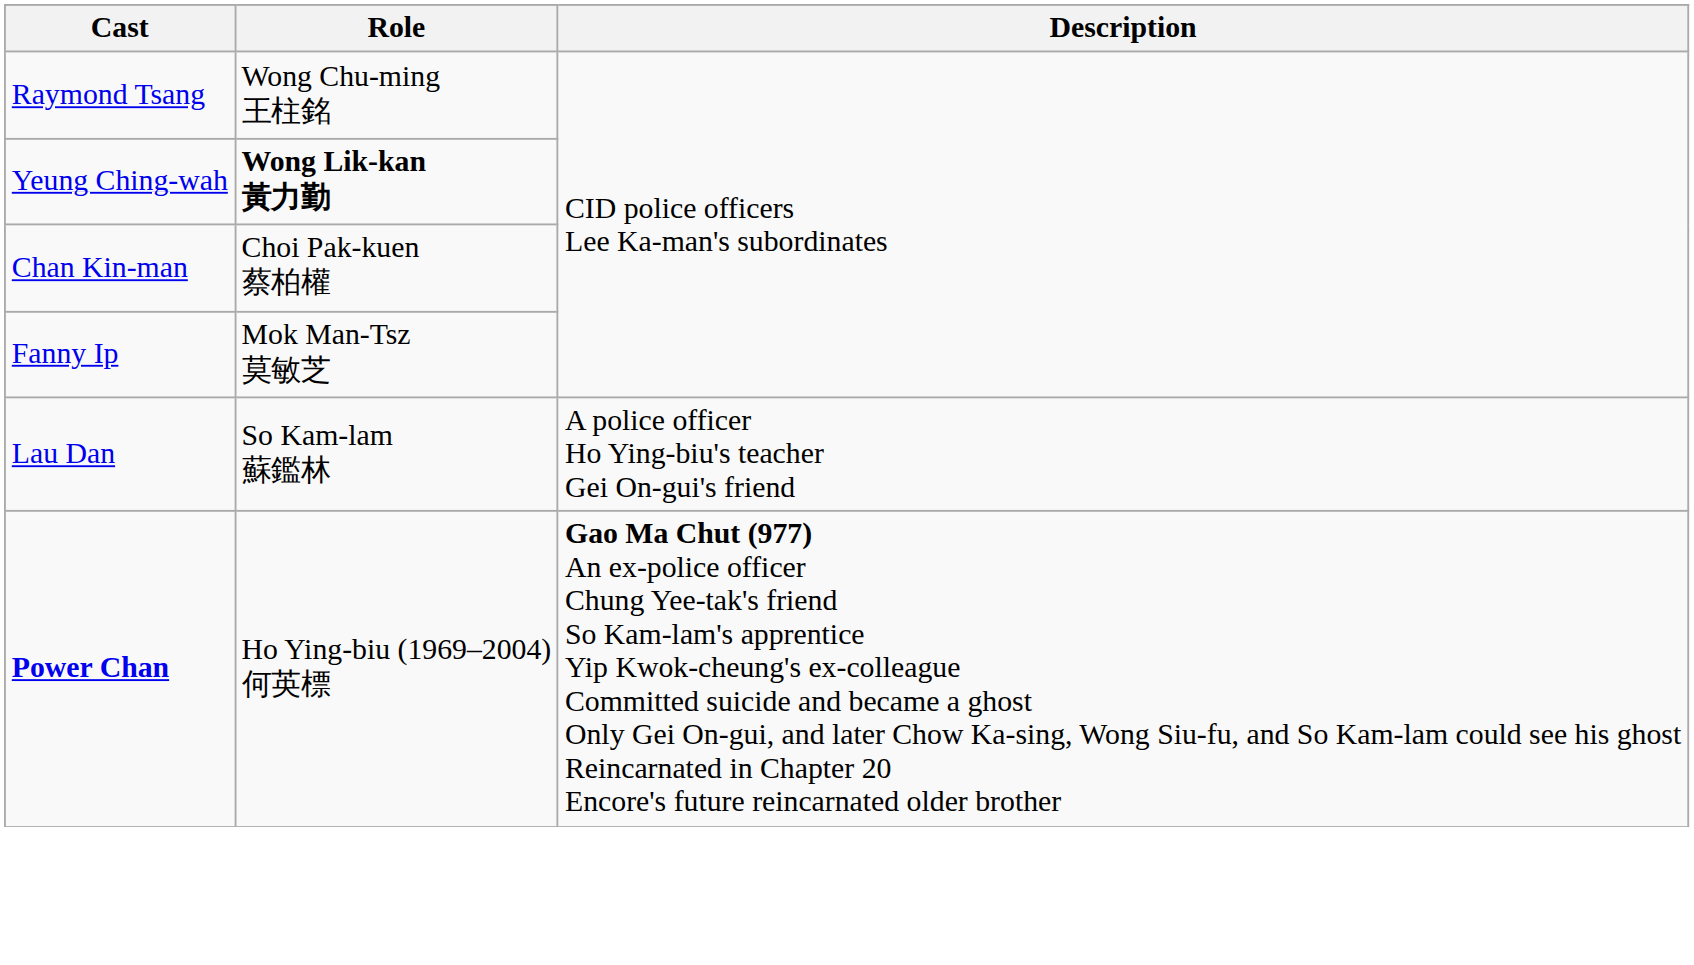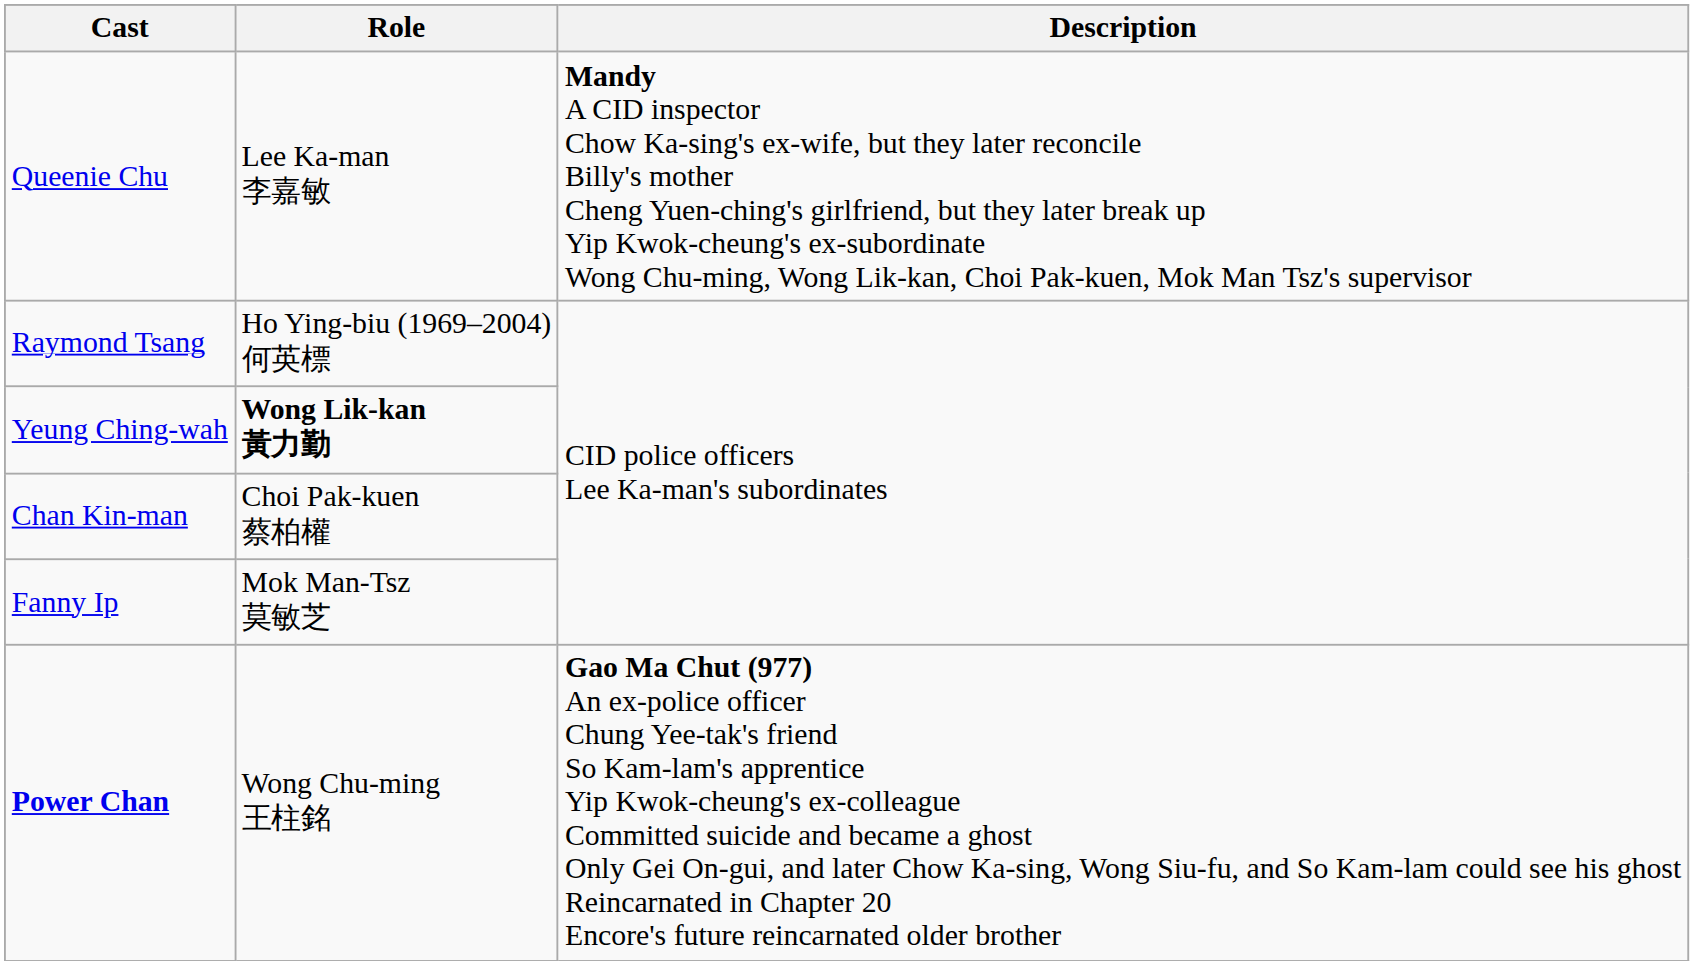+ row: (90, 175)
(341, 92) Wong Chu-ming 王柱銘 -> (396, 341) Ho Ying-biu (1969–2004) 何英標
- row: (63, 453)
(396, 666) Ho Ying-biu (1969–2004) 何英標 -> (341, 800) Wong Chu-ming 王柱銘
